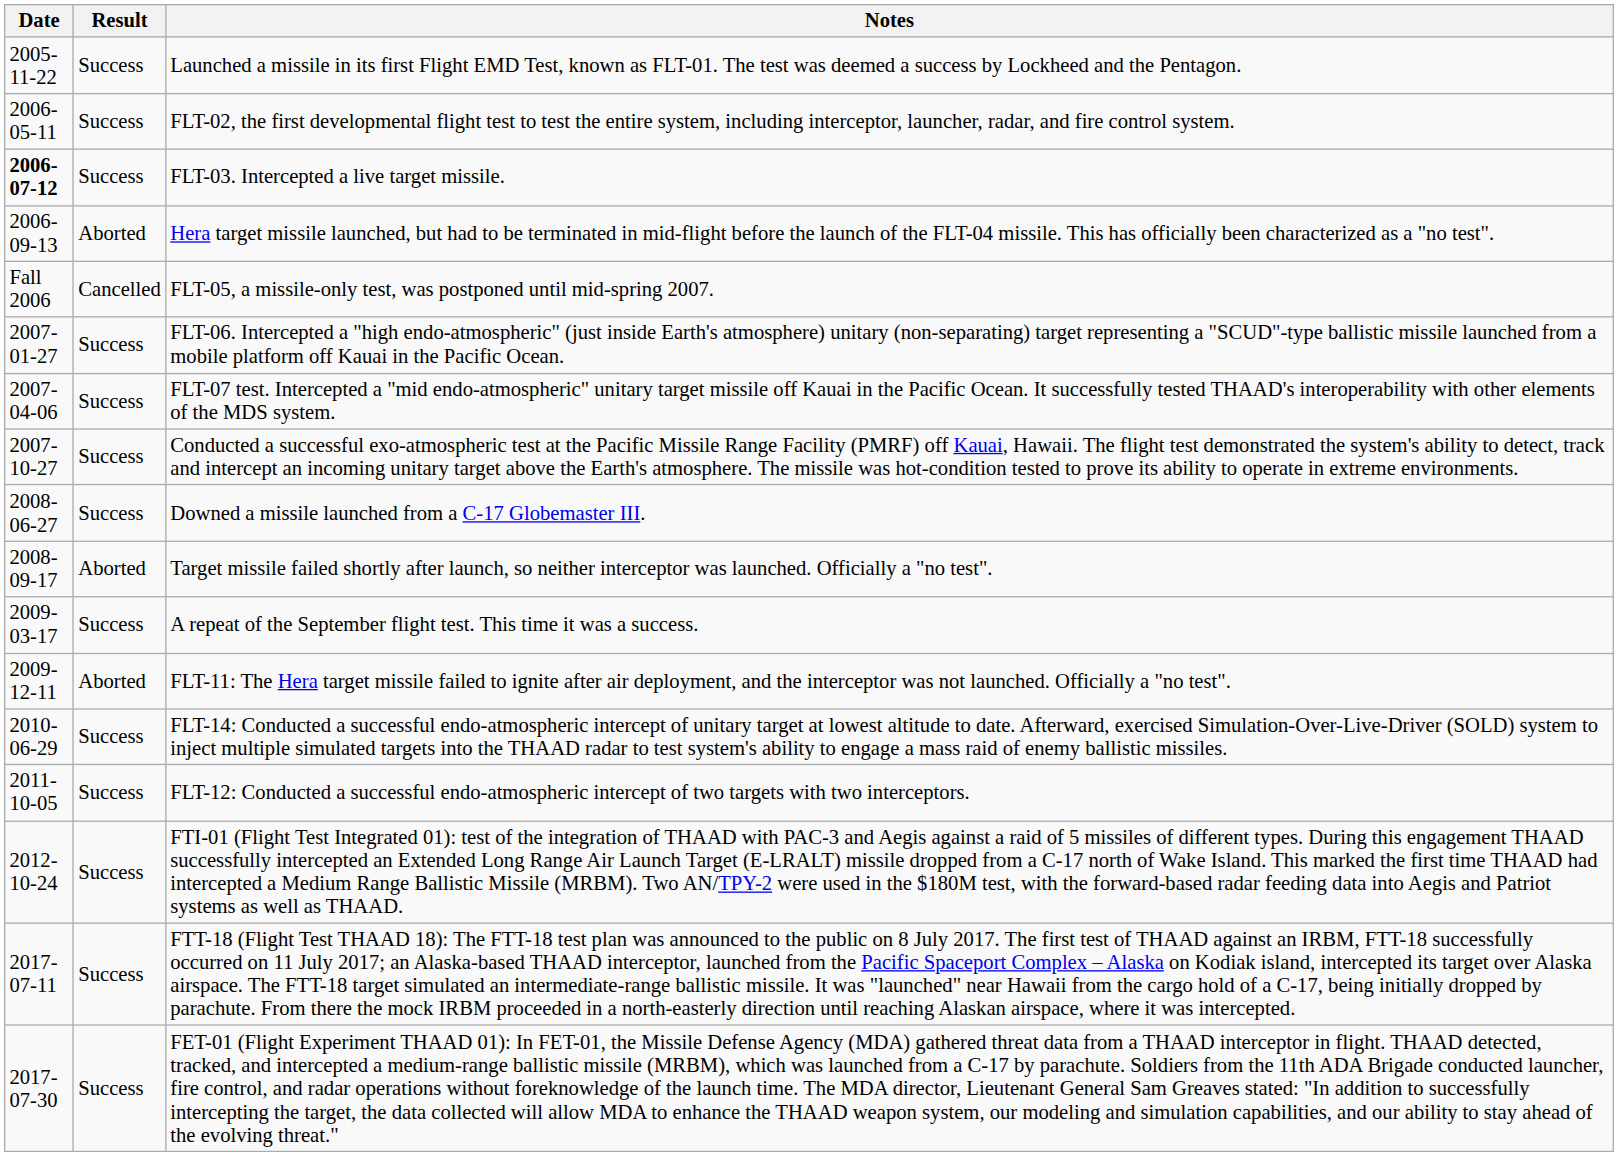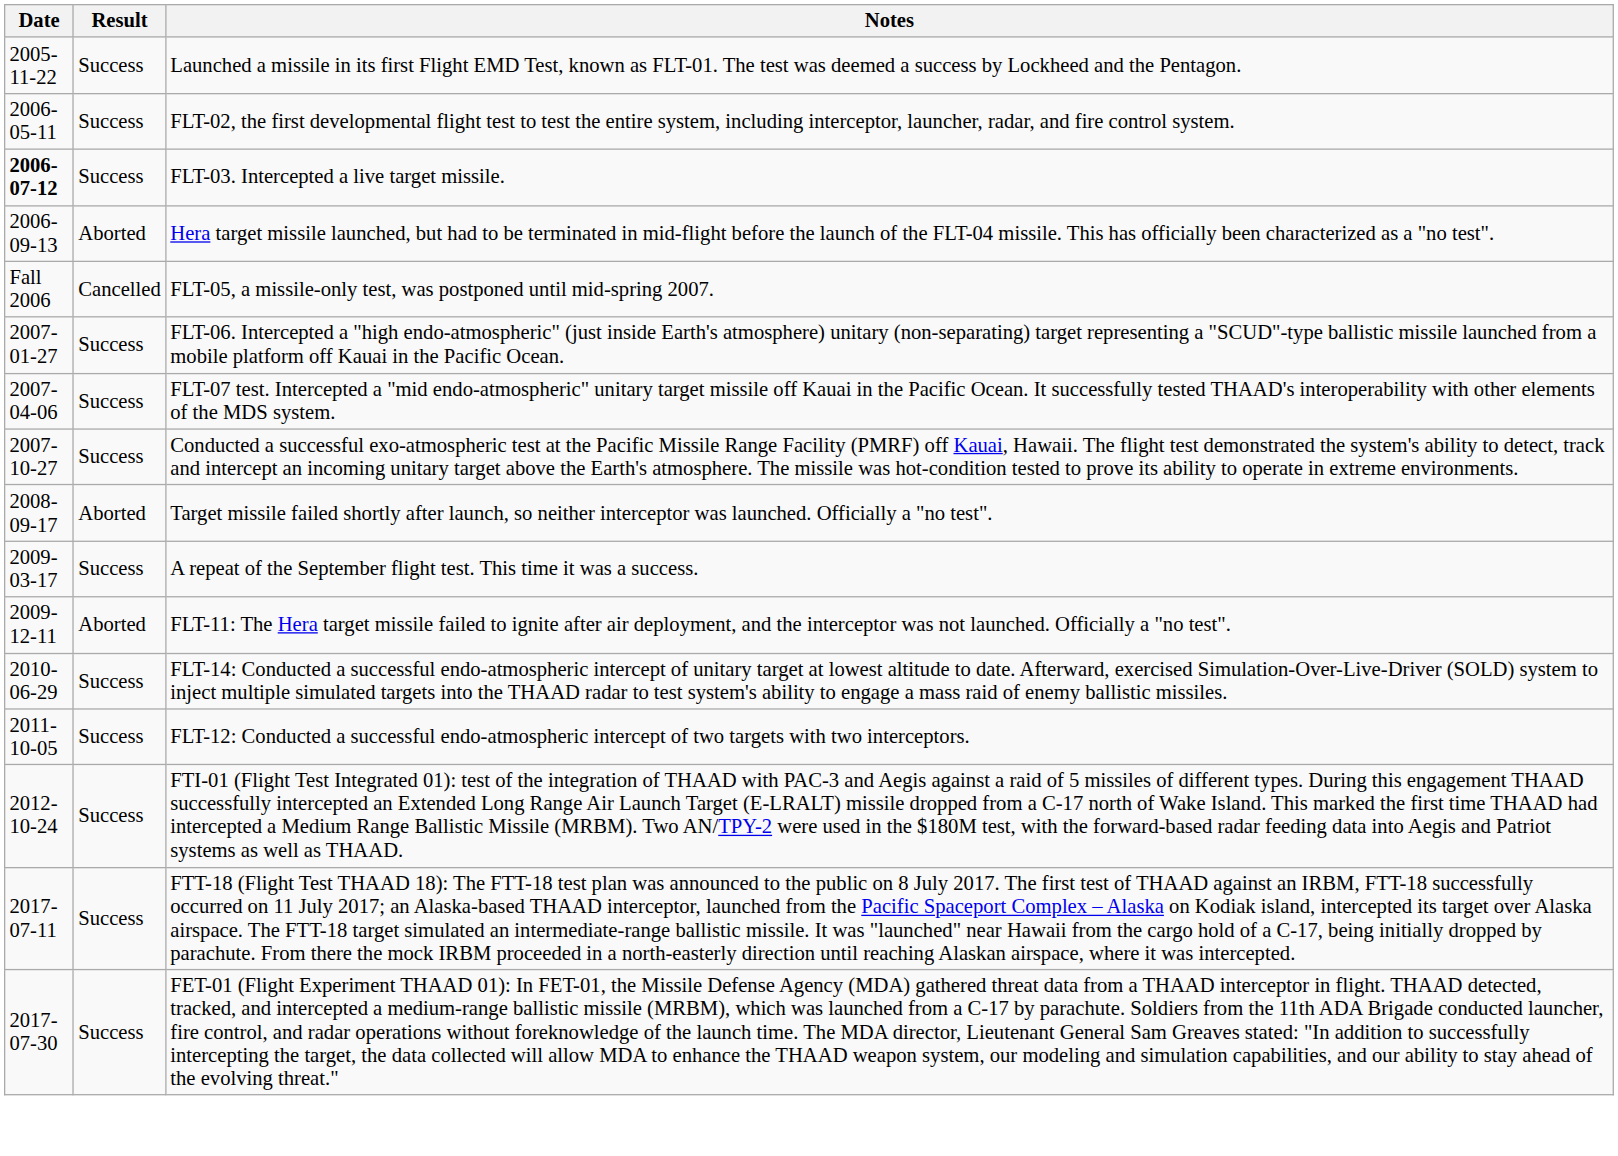- row: (408, 512)
